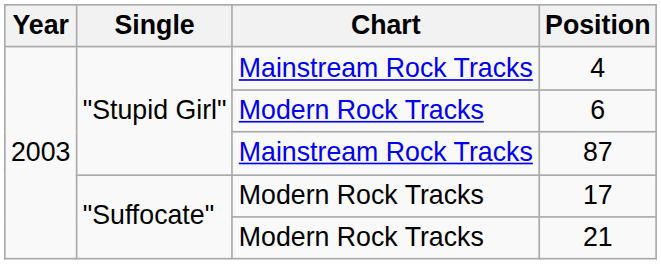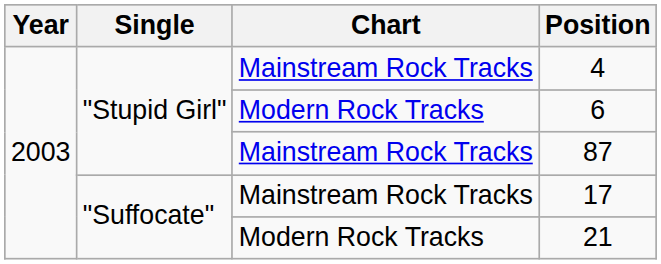(361, 195) Modern Rock Tracks -> (386, 195) Mainstream Rock Tracks
